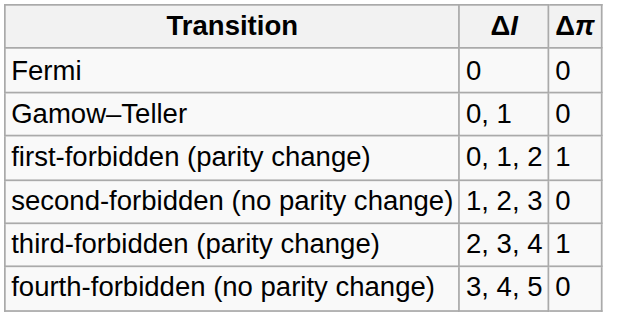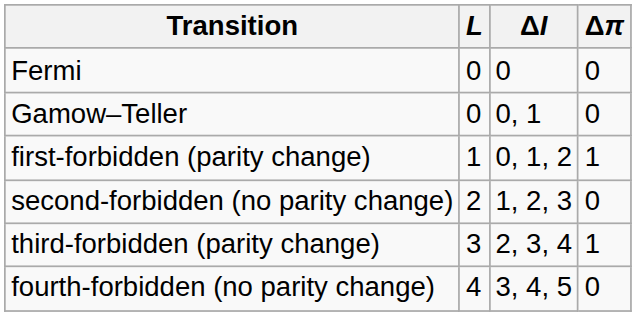+ column: (474, 26)
